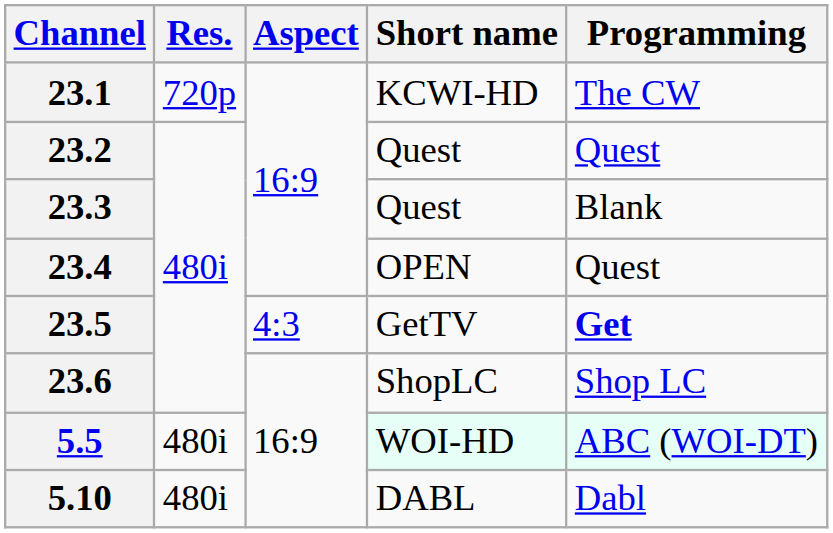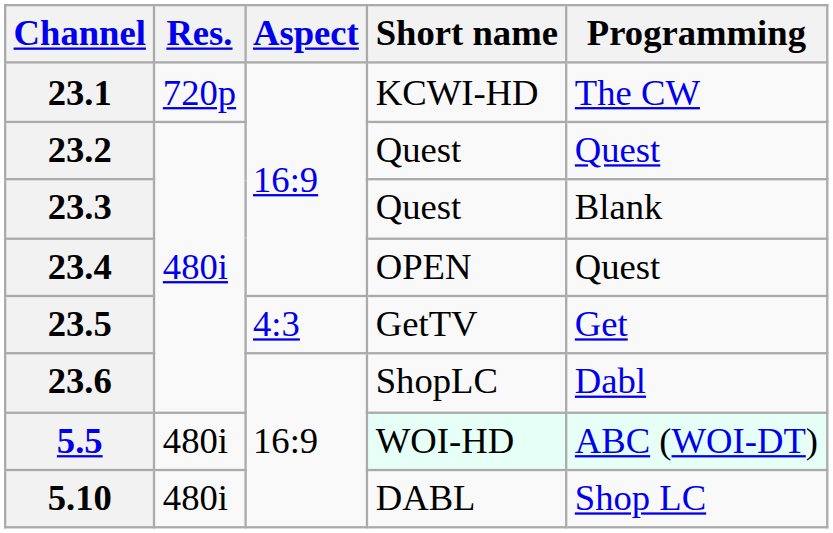(603, 324) bold -> (601, 324) normal
(640, 382) Shop LC -> (610, 382) Dabl
(610, 498) Dabl -> (640, 498) Shop LC
